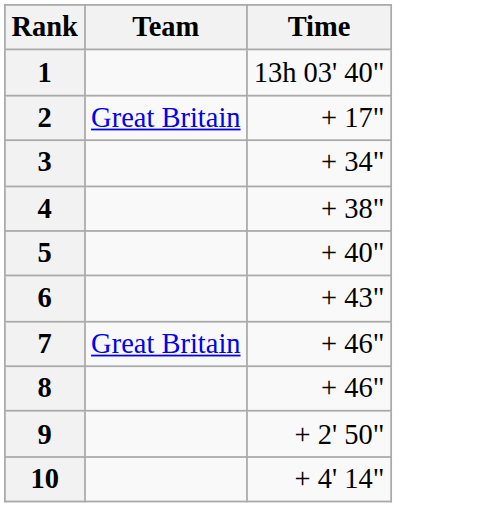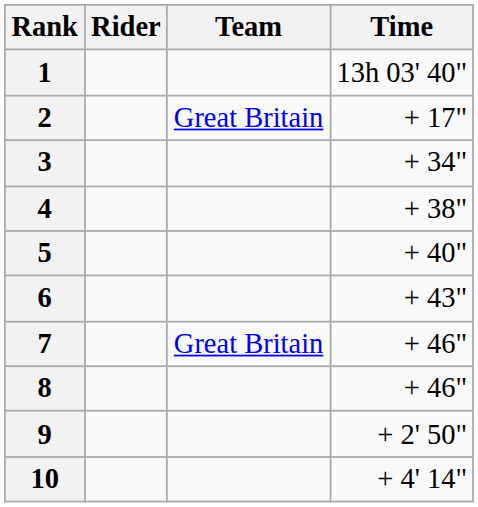+ column: (126, 27)
